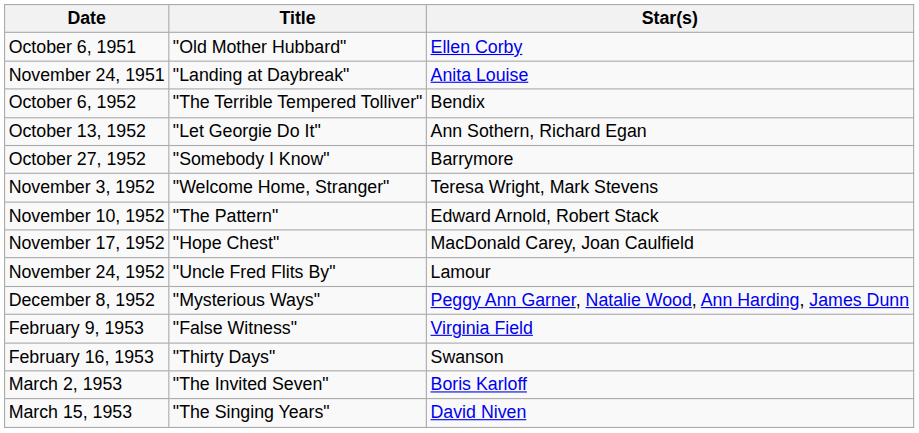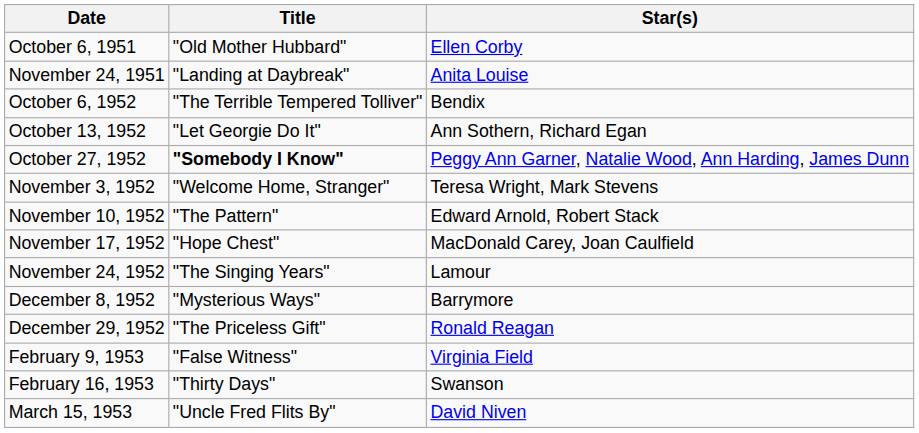(251, 159) normal -> (258, 159) bold
(472, 159) Barrymore -> (670, 159) Peggy Ann Garner, Natalie Wood, Ann Harding, James Dunn
(254, 272) "Uncle Fred Flits By" -> (251, 272) "The Singing Years"
(670, 300) Peggy Ann Garner, Natalie Wood, Ann Harding, James Dunn -> (472, 300) Barrymore
+ row: (87, 328)
- row: (65, 384)
(251, 412) "The Singing Years" -> (254, 412) "Uncle Fred Flits By"
